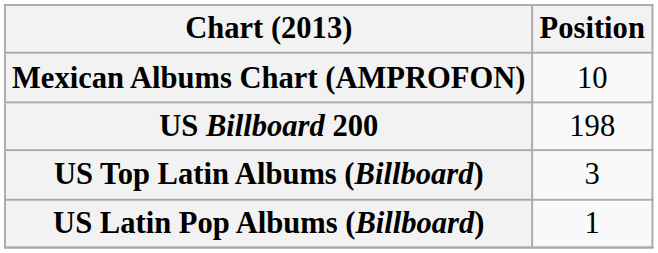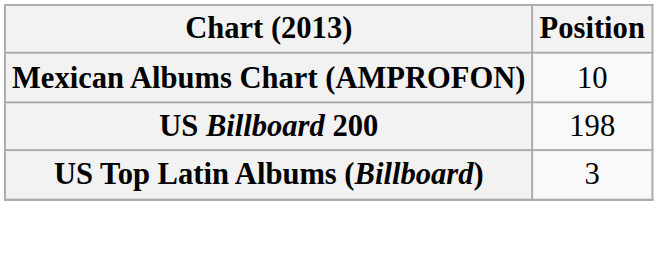- row: (269, 222)
